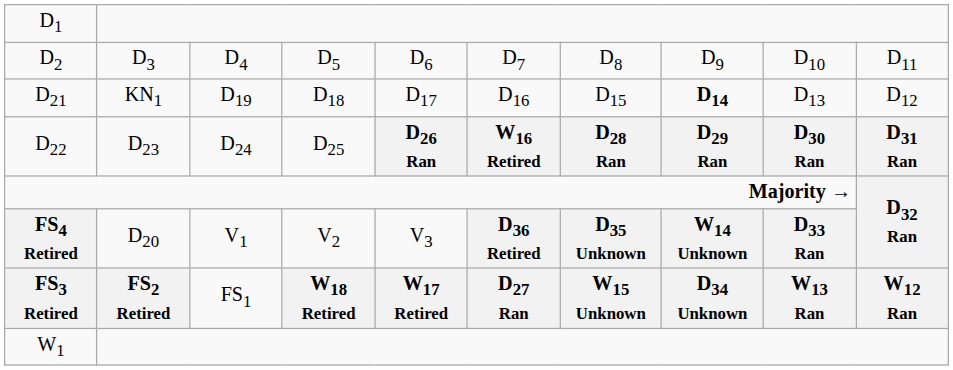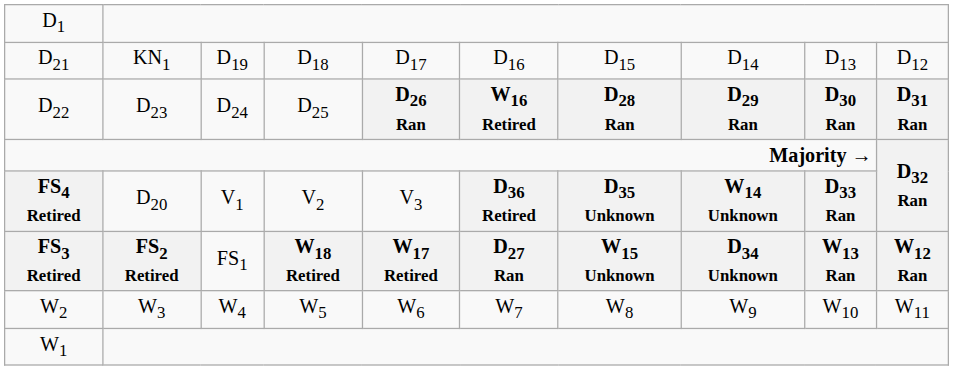- row: (51, 60)
(712, 97) bold -> (743, 60) normal
+ row: (54, 309)
